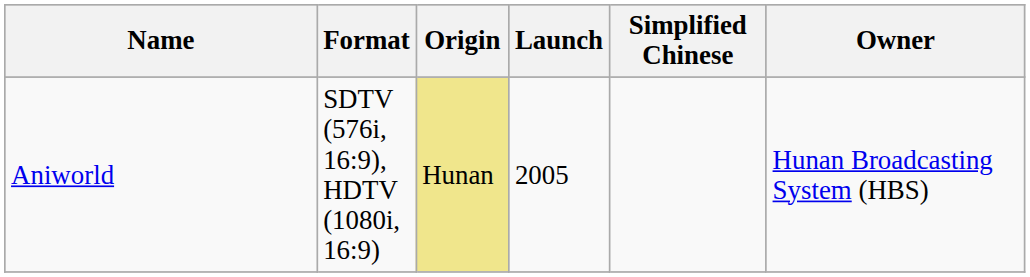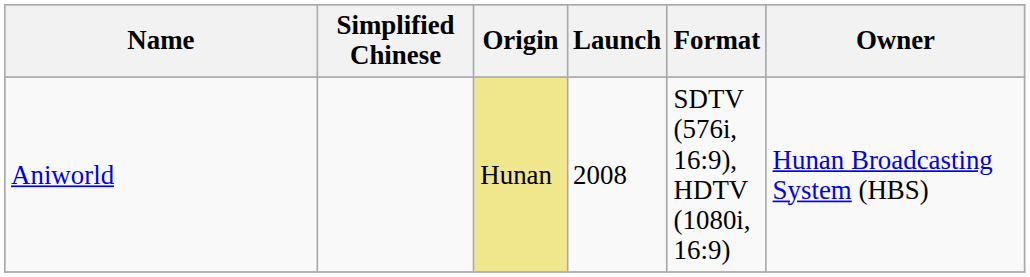columns swapped: (688, 40) <-> (366, 40)
(542, 174) 2005 -> (600, 174) 2008
